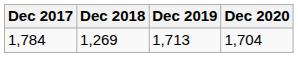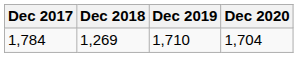(171, 40) 1,713 -> (171, 40) 1,710
